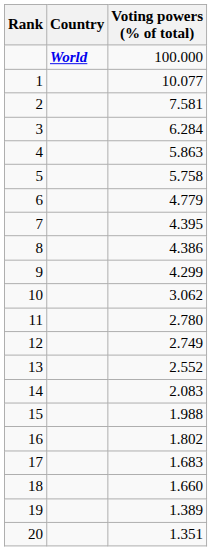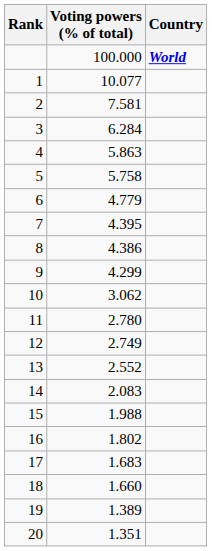columns swapped: (77, 24) <-> (157, 24)
